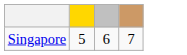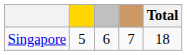+ column: (162, 15)
